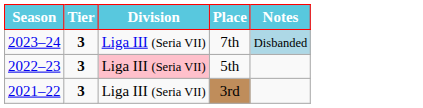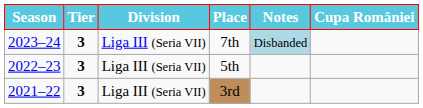+ column: (364, 17)
(154, 66) pink background -> (154, 66) no background
